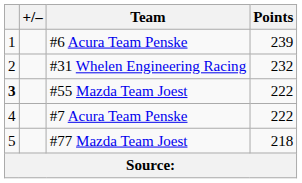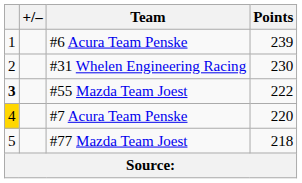(282, 66) 232 -> (282, 66) 230
(12, 116) no background -> (12, 116) gold background
(282, 116) 222 -> (282, 116) 220
